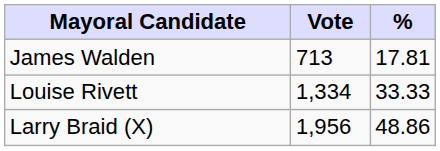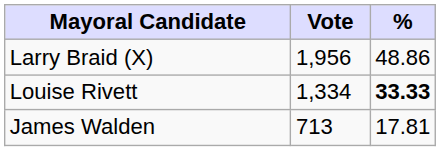rows swapped: (82, 127) <-> (82, 57)
(403, 92) normal -> (403, 92) bold
